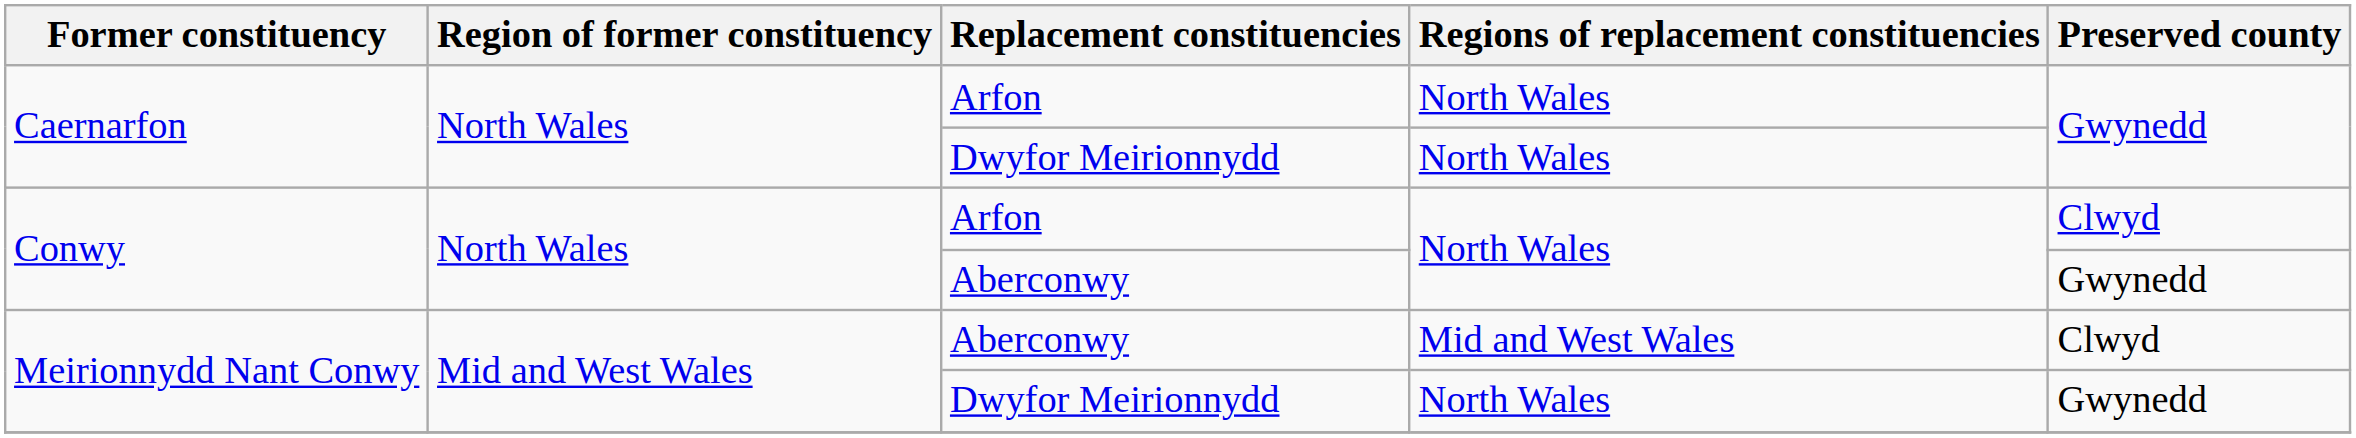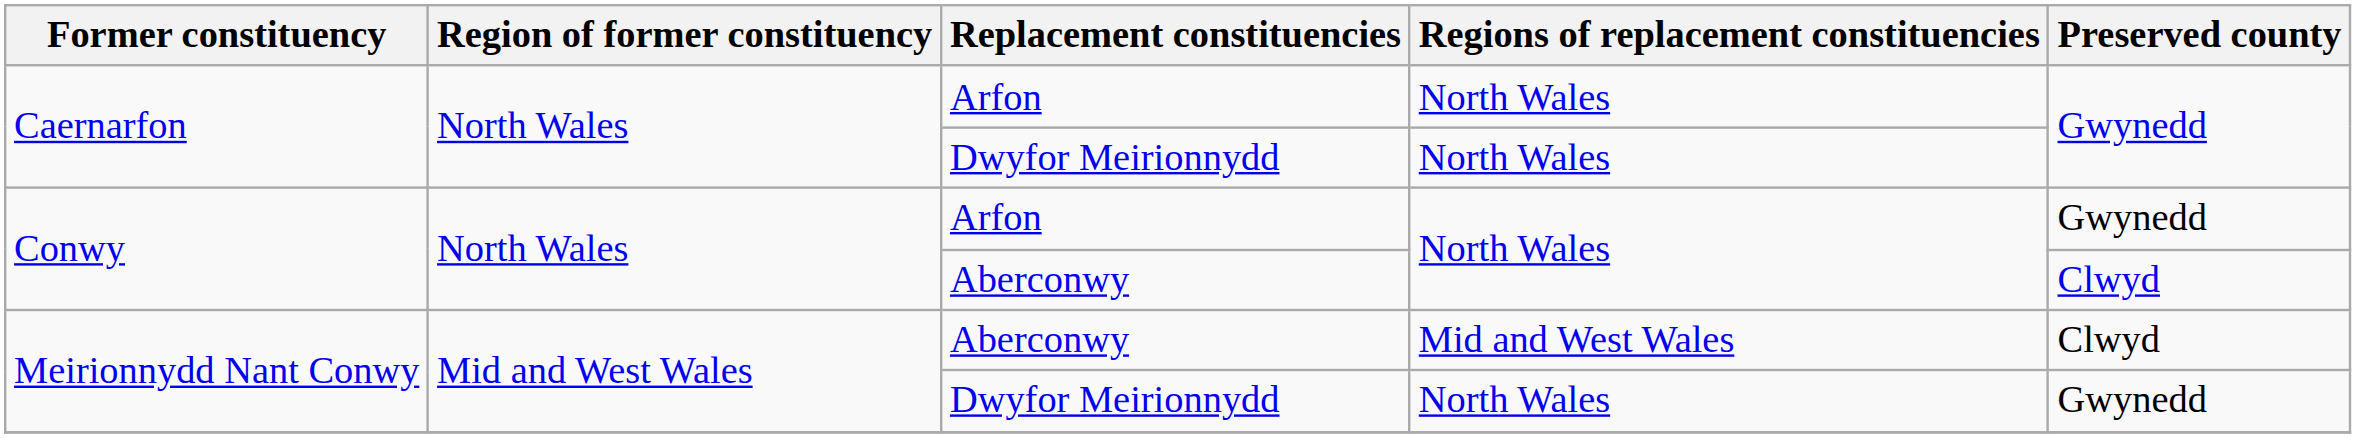(2109, 217) Clwyd -> (2132, 217) Gwynedd
(2132, 278) Gwynedd -> (2109, 278) Clwyd
